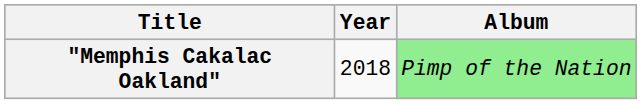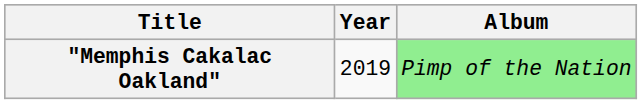(365, 69) 2018 -> (365, 69) 2019
